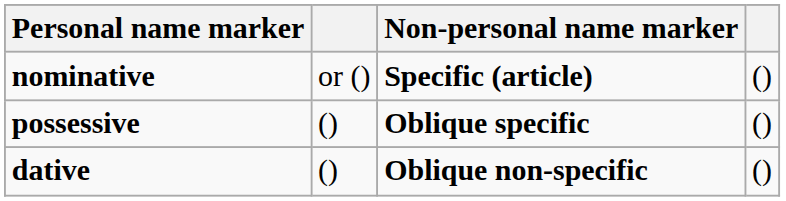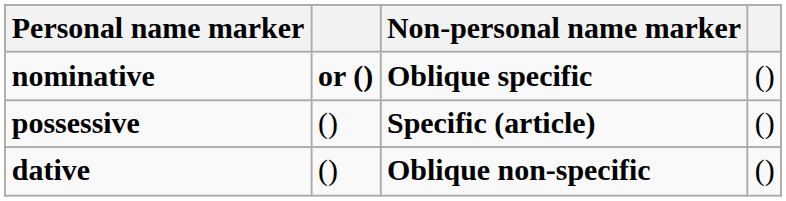(344, 75) normal -> (346, 75) bold
(488, 75) Specific (article) -> (490, 75) Oblique specific
(487, 123) Oblique specific -> (491, 123) Specific (article)
